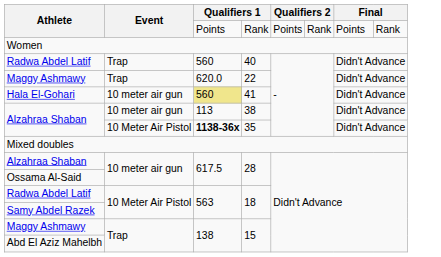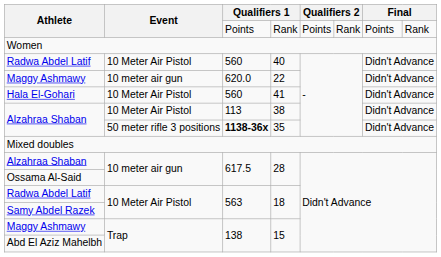(117, 62) Trap -> (149, 62) 10 Meter Air Pistol
(117, 78) Trap -> (145, 78) 10 meter air gun
(145, 95) 10 meter air gun -> (149, 95) 10 Meter Air Pistol
(205, 95) khaki background -> (234, 95) no background
(145, 111) 10 meter air gun -> (149, 111) 10 Meter Air Pistol
(149, 128) 10 Meter Air Pistol -> (164, 128) 50 meter rifle 3 positions
